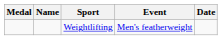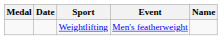columns swapped: (48, 12) <-> (206, 12)
